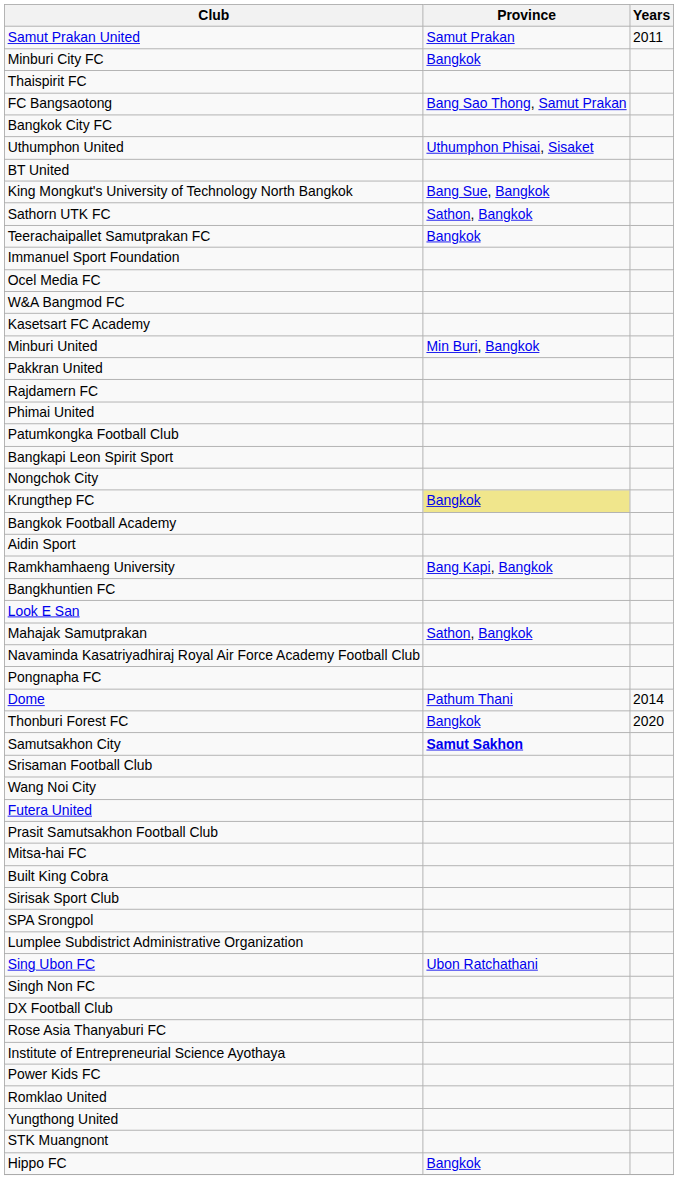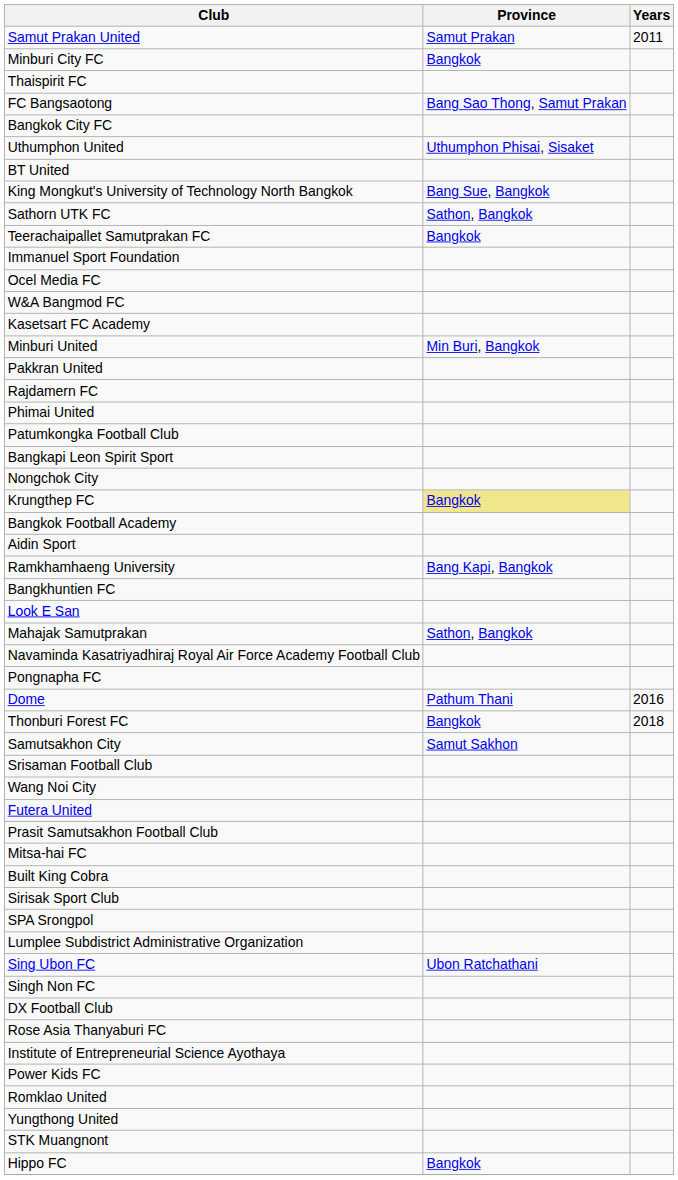(649, 699) 2014 -> (649, 699) 2016
(649, 721) 2020 -> (649, 721) 2018
(475, 744) bold -> (472, 744) normal
